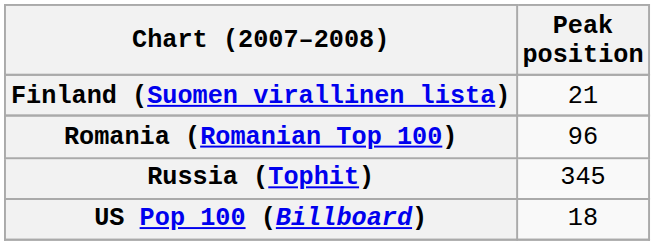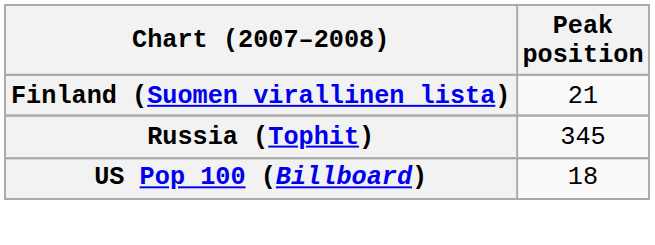- row: (261, 137)
